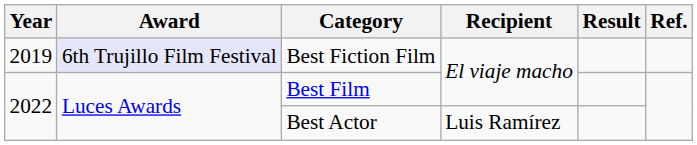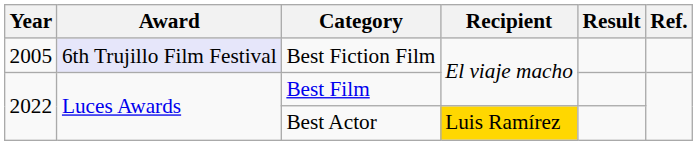(31, 55) 2019 -> (31, 55) 2005
(503, 122) no background -> (503, 122) gold background
